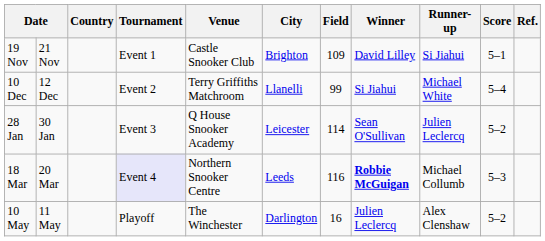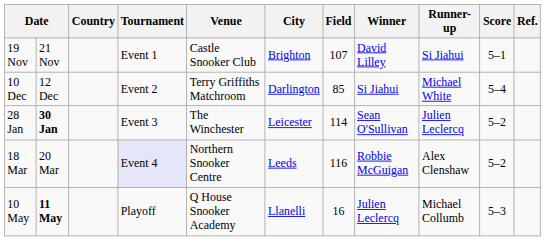(336, 54) 109 -> (338, 54) 107
(284, 88) Llanelli -> (294, 88) Darlington
(336, 88) 99 -> (338, 88) 85
(47, 129) normal -> (48, 122) bold
(211, 129) Q House Snooker Academy -> (217, 122) The Winchester
(382, 177) bold -> (383, 163) normal
(444, 177) Michael Collumb -> (446, 163) Alex Clenshaw
(497, 177) 5–3 -> (497, 163) 5–2
(50, 218) normal -> (51, 211) bold
(215, 218) The Winchester -> (213, 211) Q House Snooker Academy
(291, 218) Darlington -> (287, 211) Llanelli
(446, 218) Alex Clenshaw -> (443, 211) Michael Collumb
(497, 218) 5–2 -> (497, 211) 5–3
